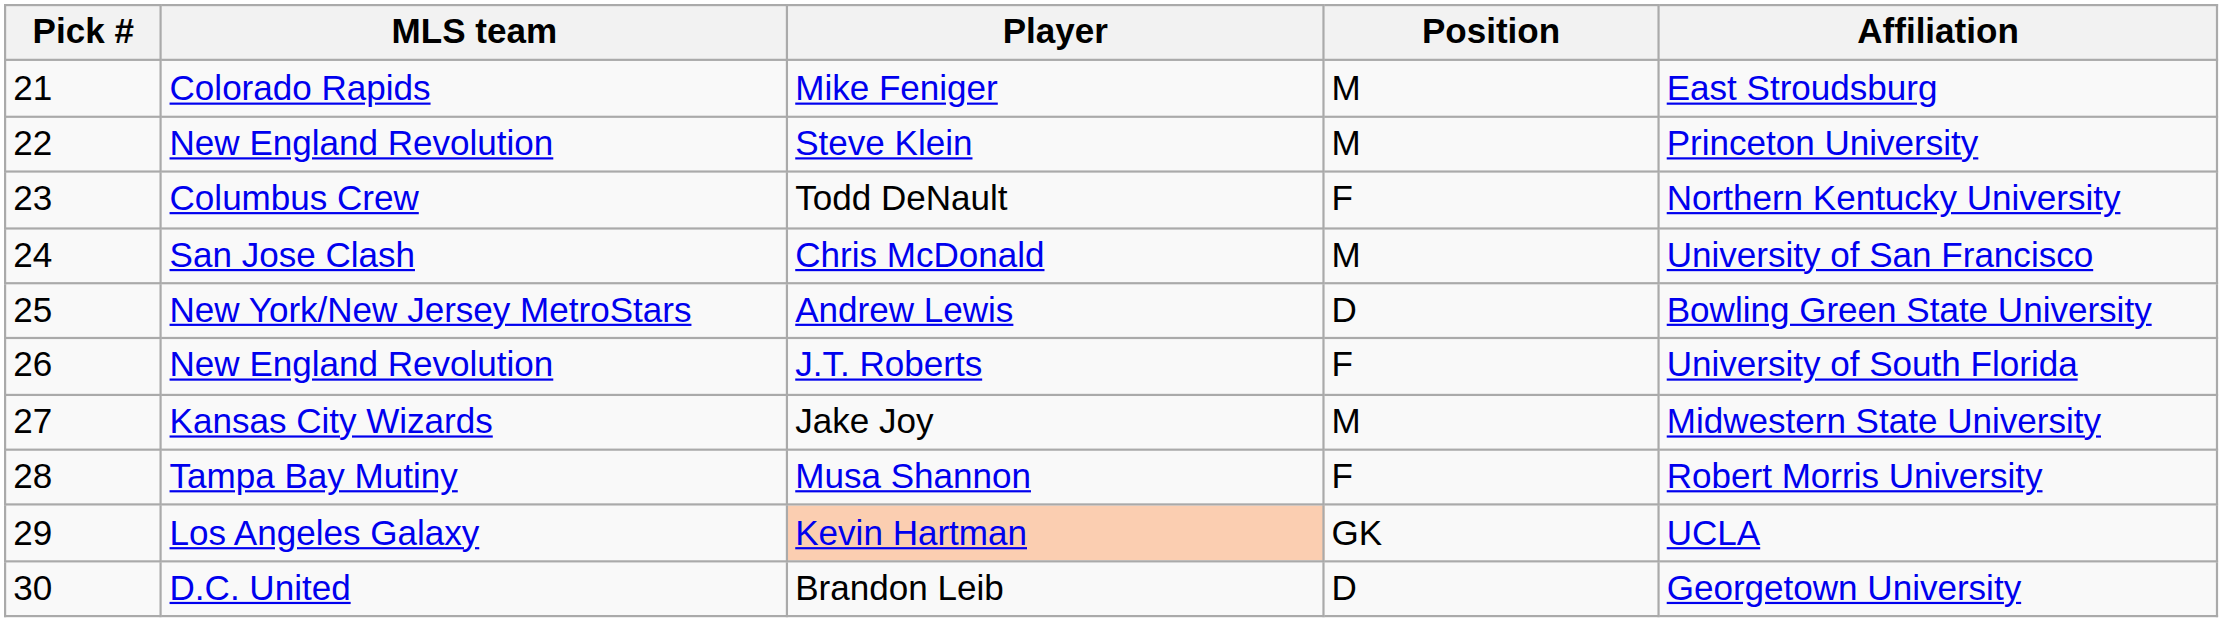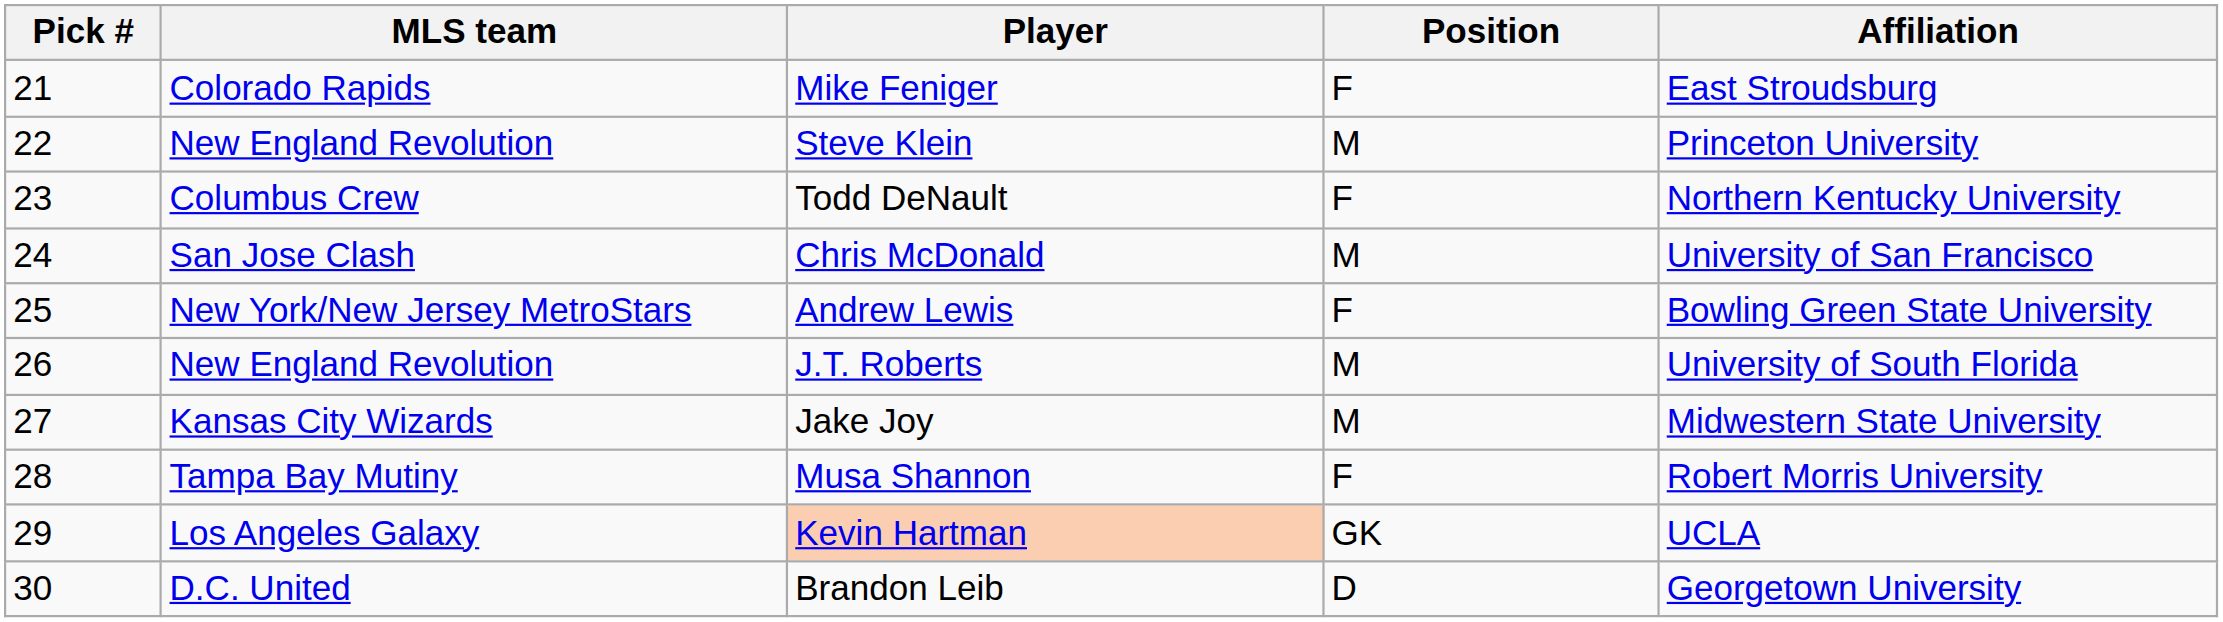(1346, 87) M -> (1342, 87) F
(1344, 310) D -> (1342, 310) F
(1342, 365) F -> (1346, 365) M
